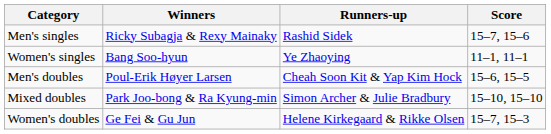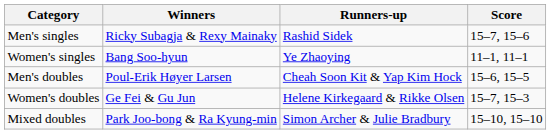rows swapped: (53, 118) <-> (47, 98)
